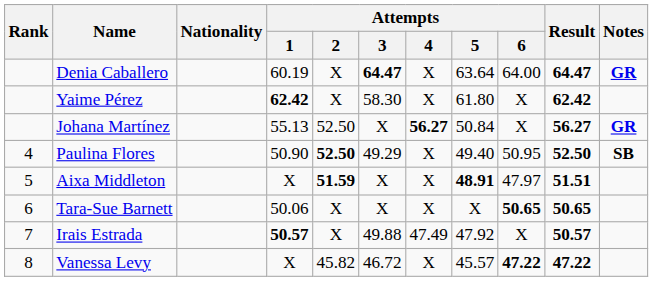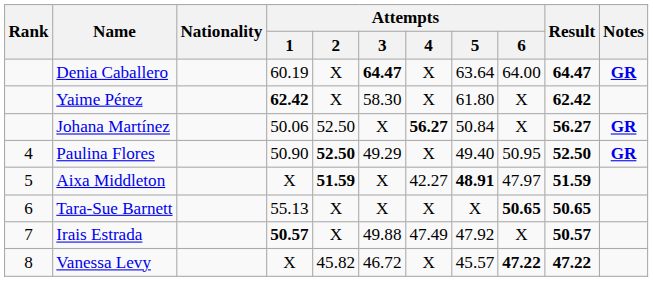(289, 126) 55.13 -> (289, 126) 50.06
(624, 153) SB -> (624, 153) GR
(429, 180) X -> (429, 180) 42.27
(572, 180) 51.51 -> (572, 180) 51.59
(289, 208) 50.06 -> (289, 208) 55.13
